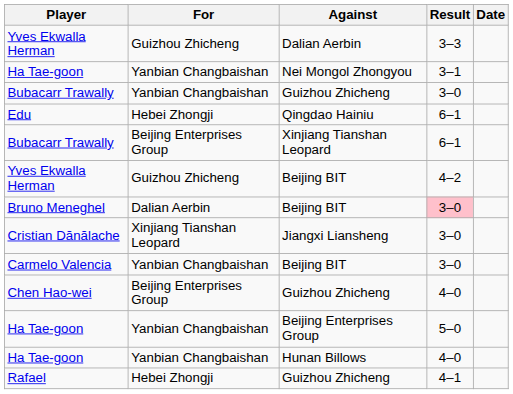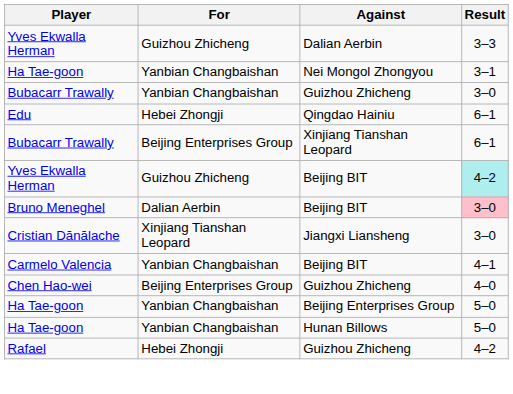- column: (491, 15)
(450, 178) no background -> (485, 178) paleturquoise background
(450, 264) 3–0 -> (485, 264) 4–1
(450, 357) 4–0 -> (485, 327) 5–0
(450, 378) 4–1 -> (485, 348) 4–2
